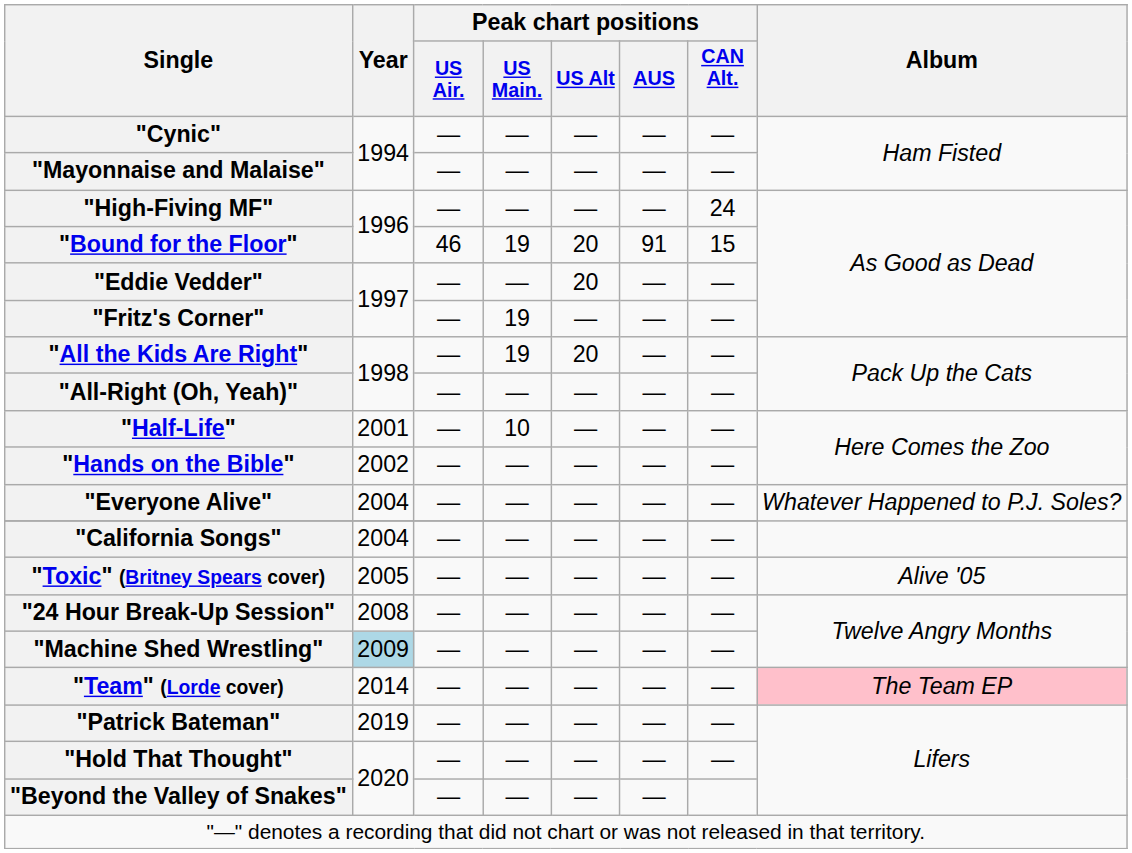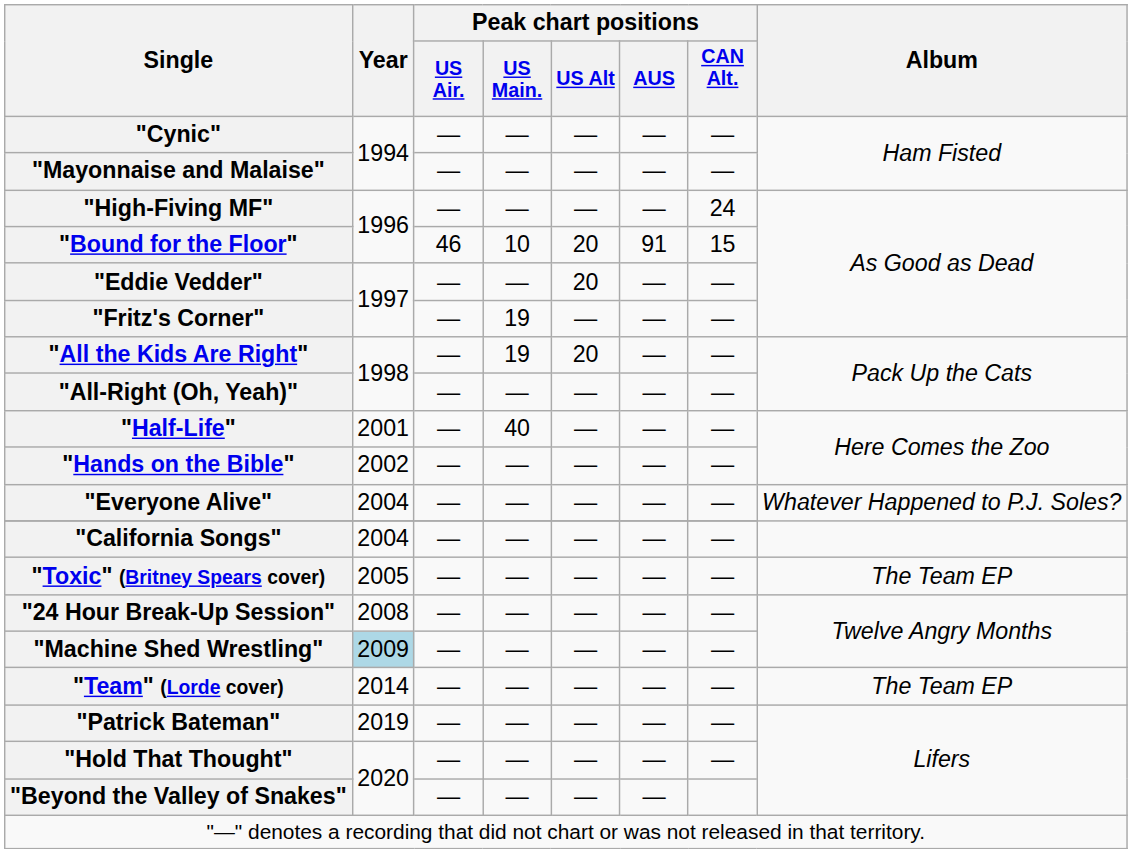(517, 244) 19 -> (517, 244) 10
(517, 428) 10 -> (517, 428) 40
(942, 575) Alive '05 -> (942, 575) The Team EP
(942, 686) pink background -> (942, 686) no background
